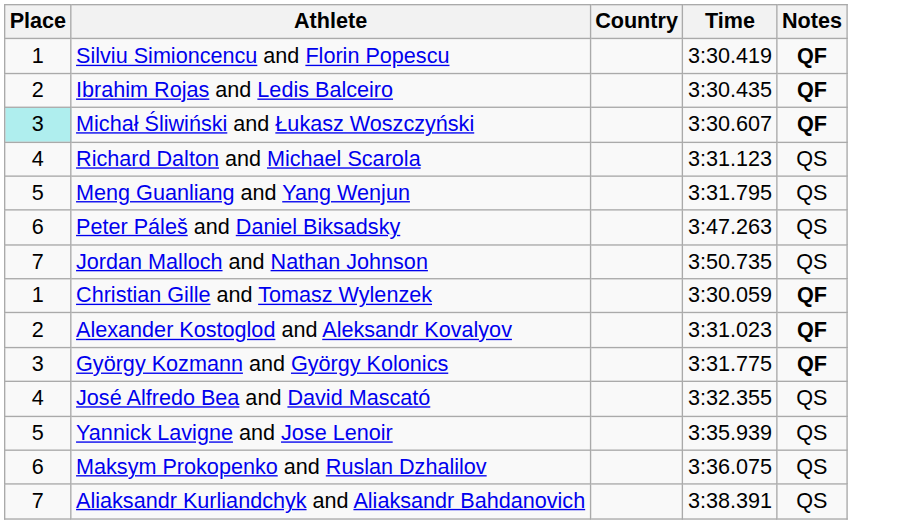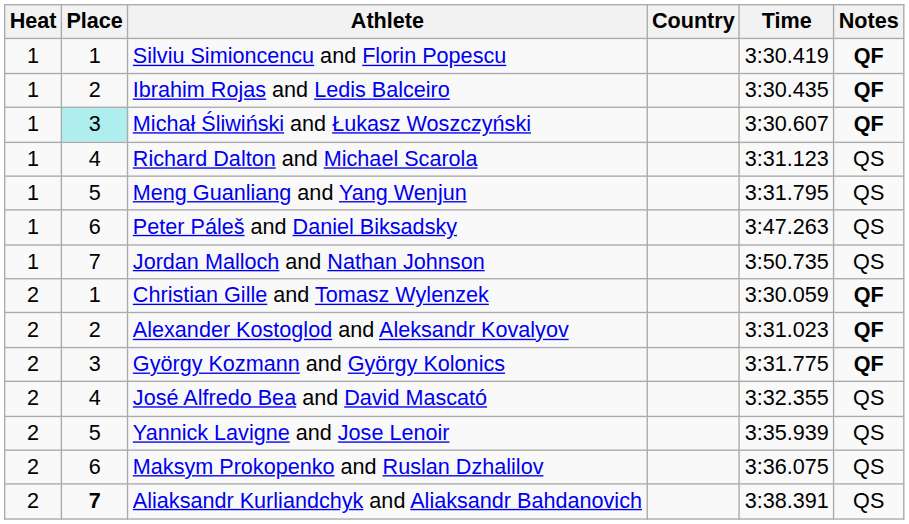+ column: (33, 21)
(38, 501) normal -> (95, 501) bold
